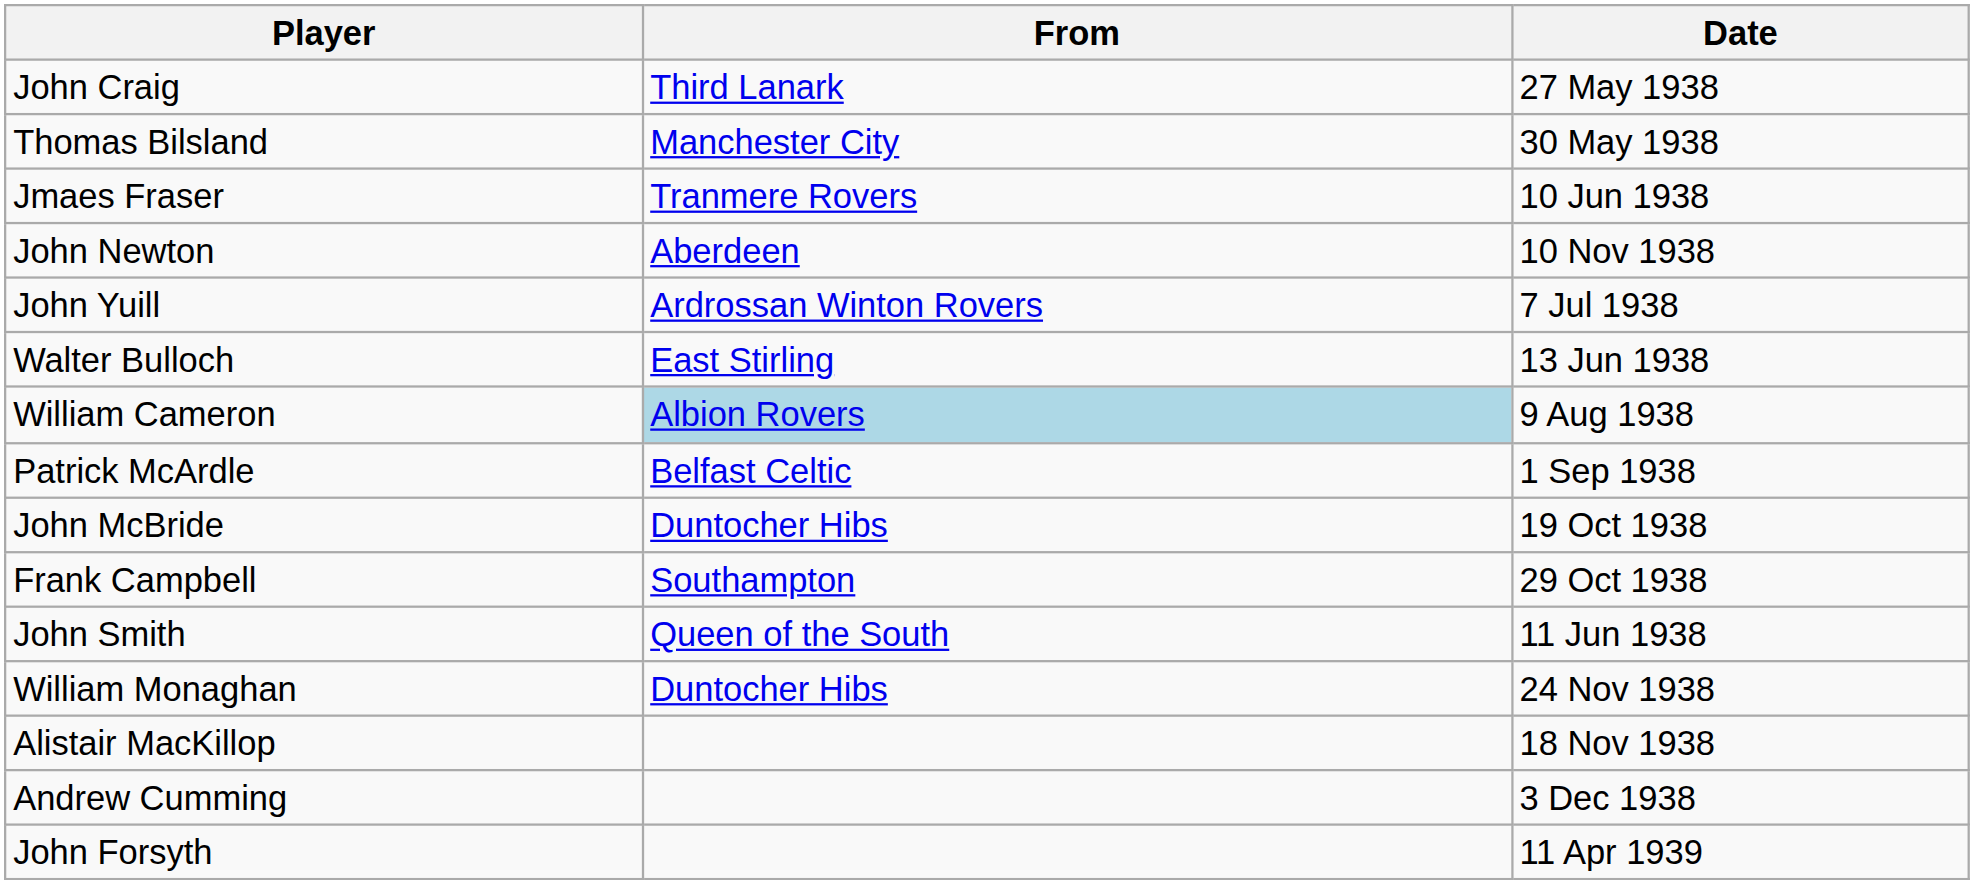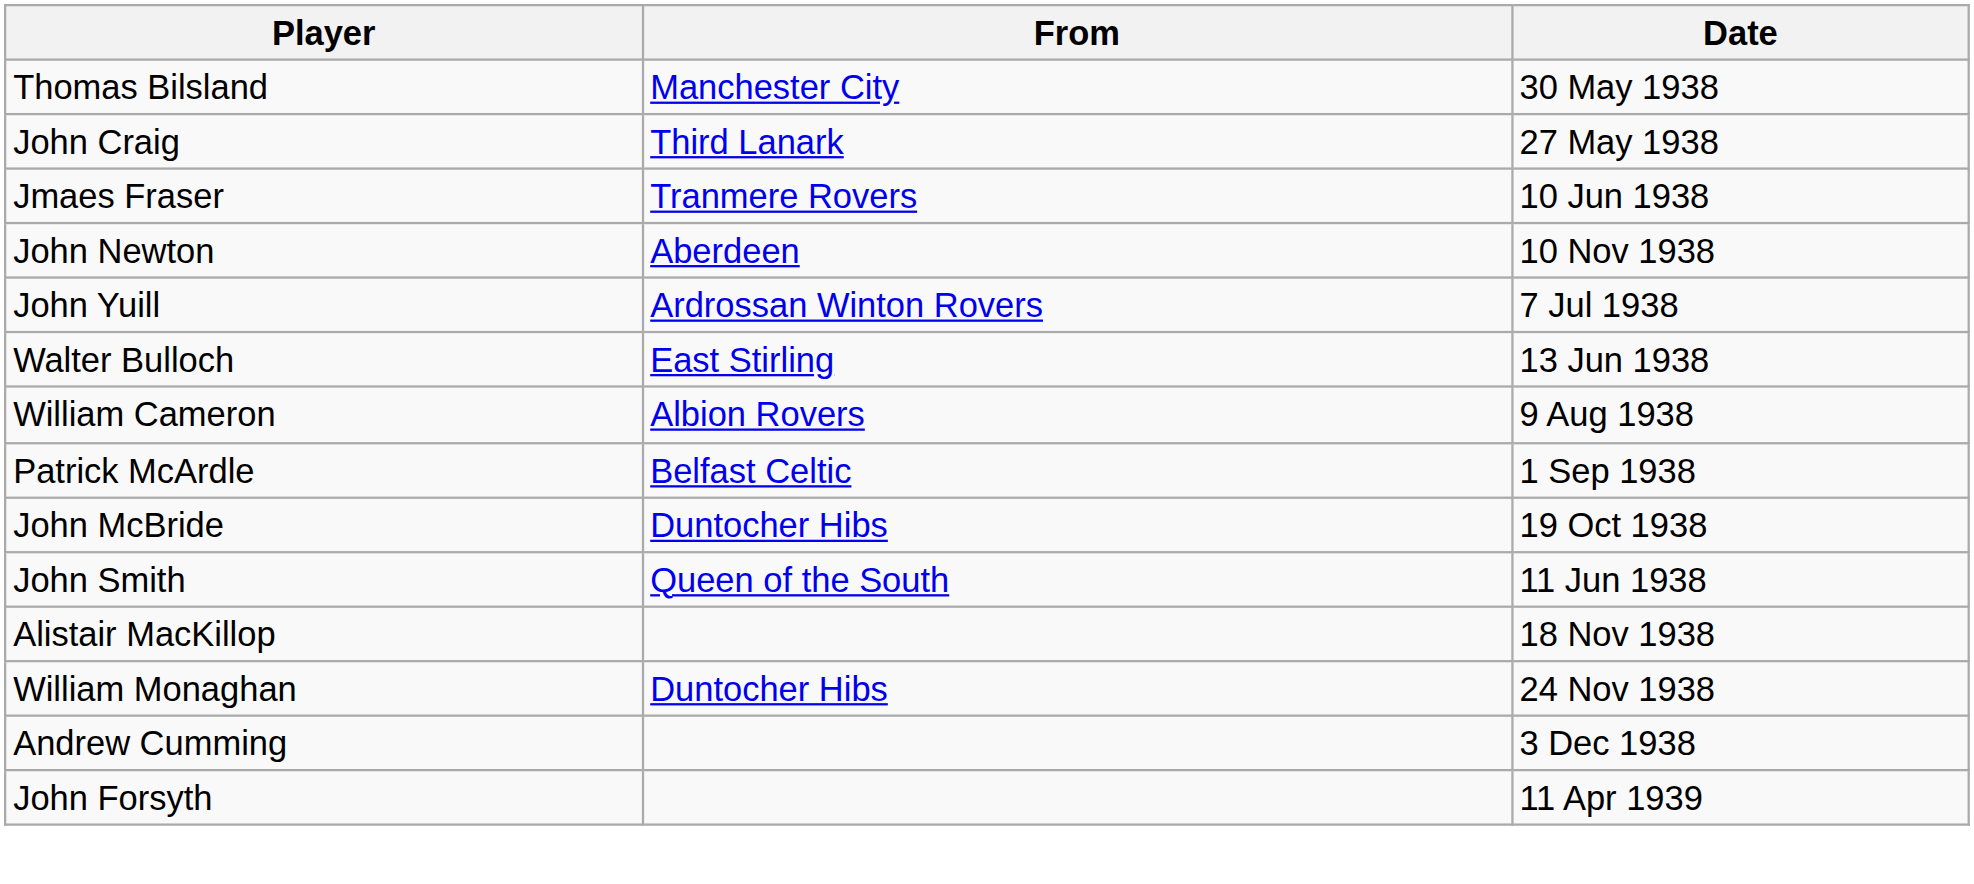rows swapped: (97, 87) <-> (141, 142)
(758, 415) lightblue background -> (758, 415) no background
- row: (135, 579)
rows swapped: (144, 743) <-> (155, 688)
